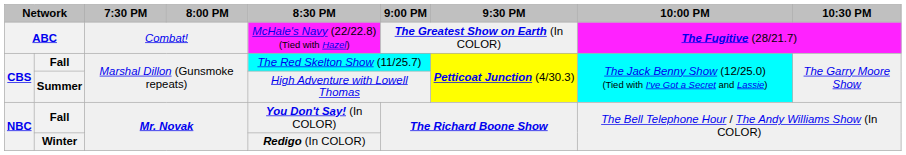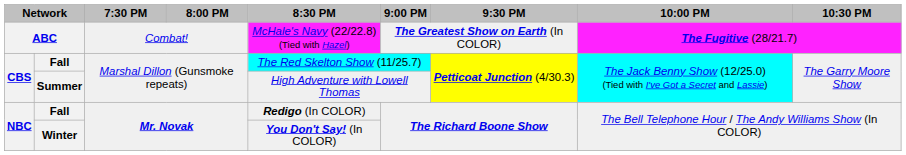(314, 117) You Don't Say! (In COLOR) -> (314, 111) Redigo (In COLOR)
(314, 141) Redigo (In COLOR) -> (314, 135) You Don't Say! (In COLOR)
